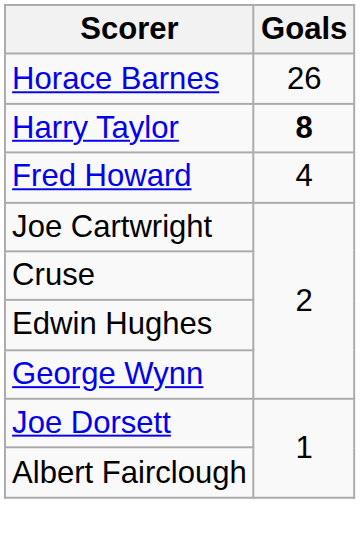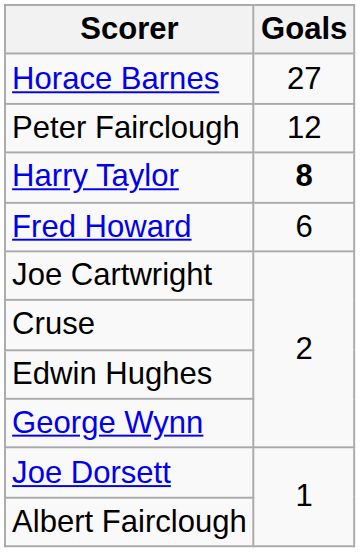(304, 78) 26 -> (304, 78) 27
+ row: (126, 127)
(304, 176) 4 -> (304, 226) 6
